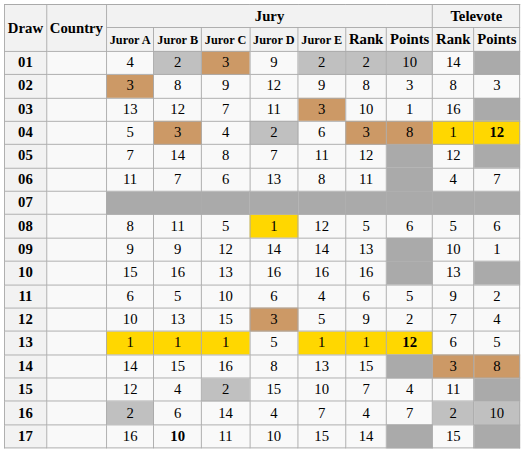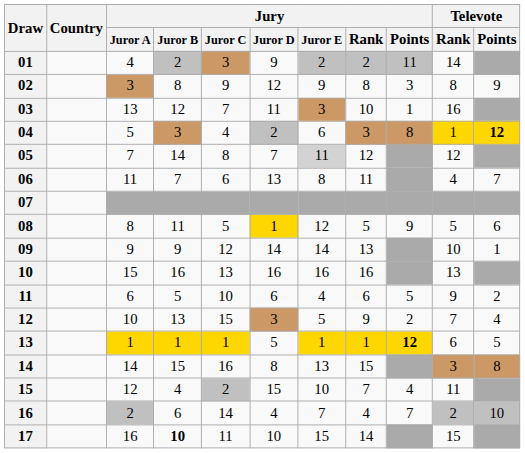(410, 62) 10 -> (410, 62) 11
(497, 86) 3 -> (497, 86) 9
(322, 156) no background -> (322, 156) lightgrey background
(410, 226) 6 -> (410, 226) 9
